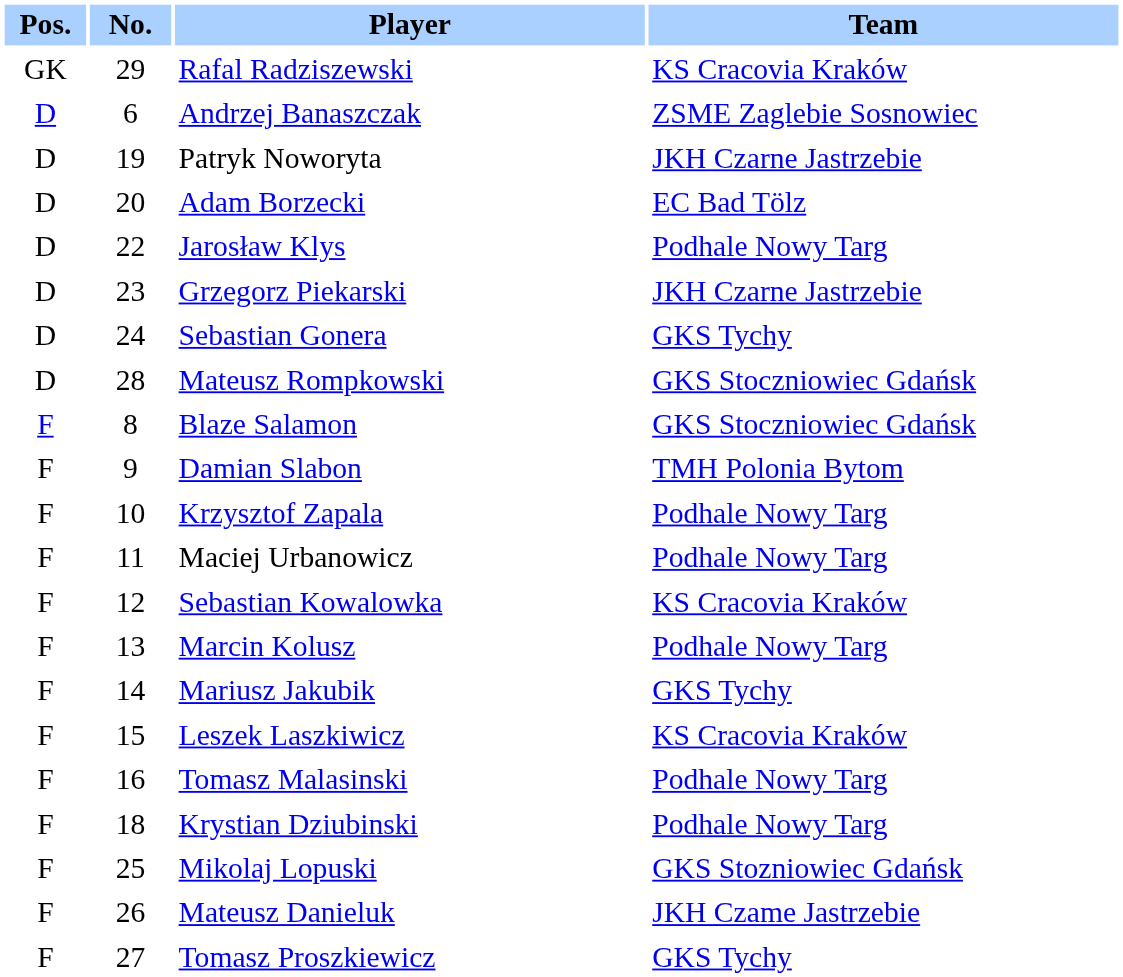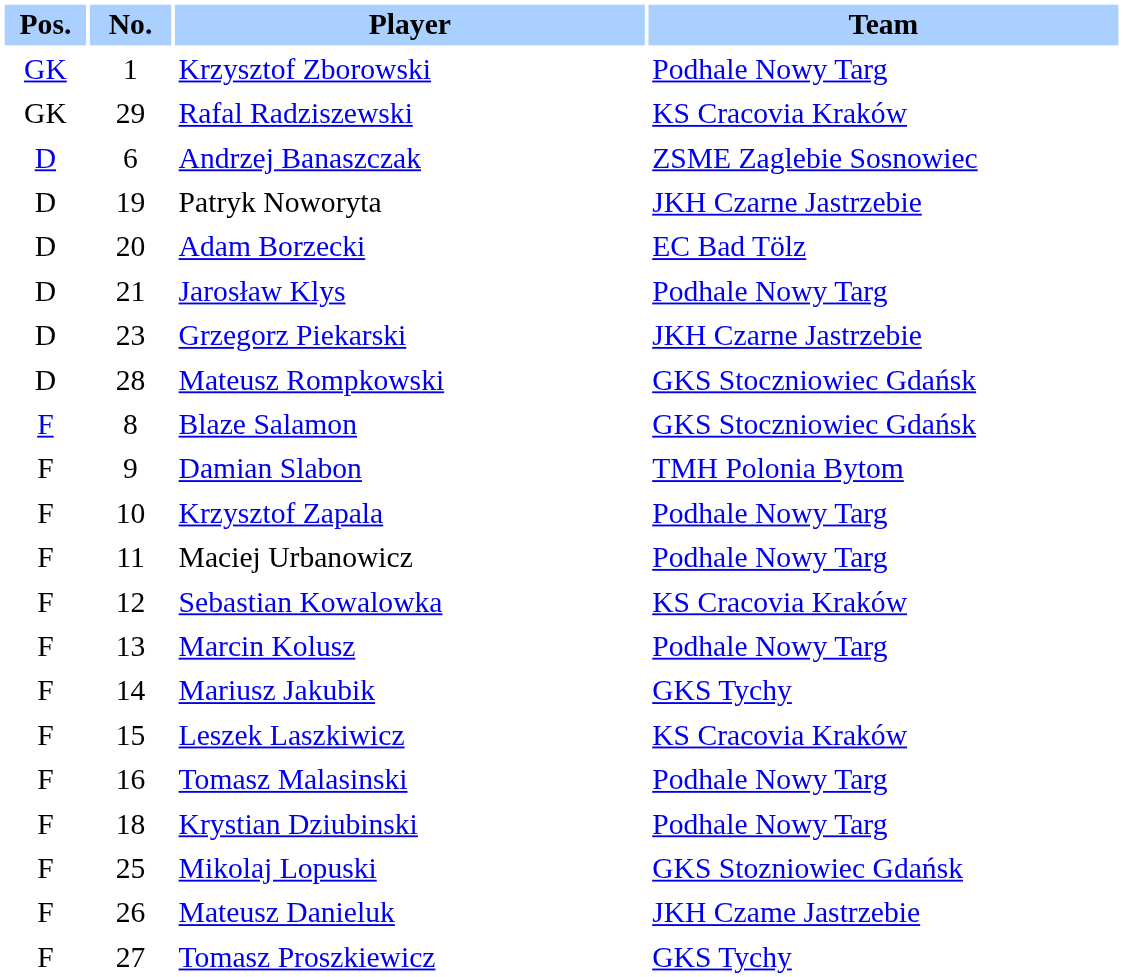+ row: (305, 69)
(131, 246) 22 -> (131, 291) 21
- row: (283, 335)
